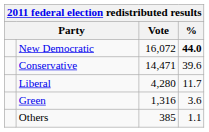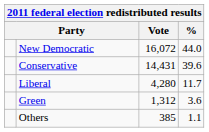(192, 48) bold -> (192, 48) normal
(161, 65) 14,471 -> (161, 65) 14,431
(163, 100) 1,316 -> (163, 100) 1,312
